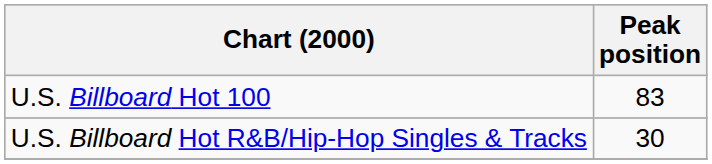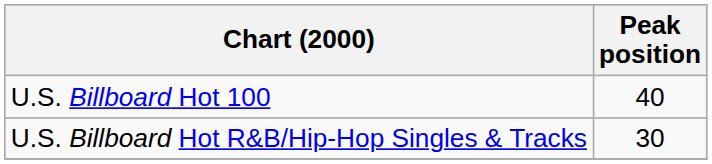(650, 96) 83 -> (650, 96) 40
